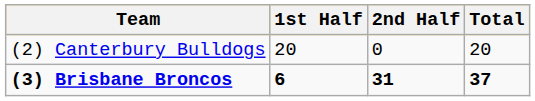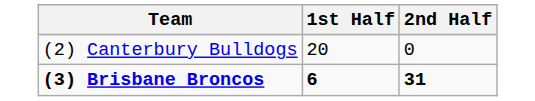- column: (497, 20)
